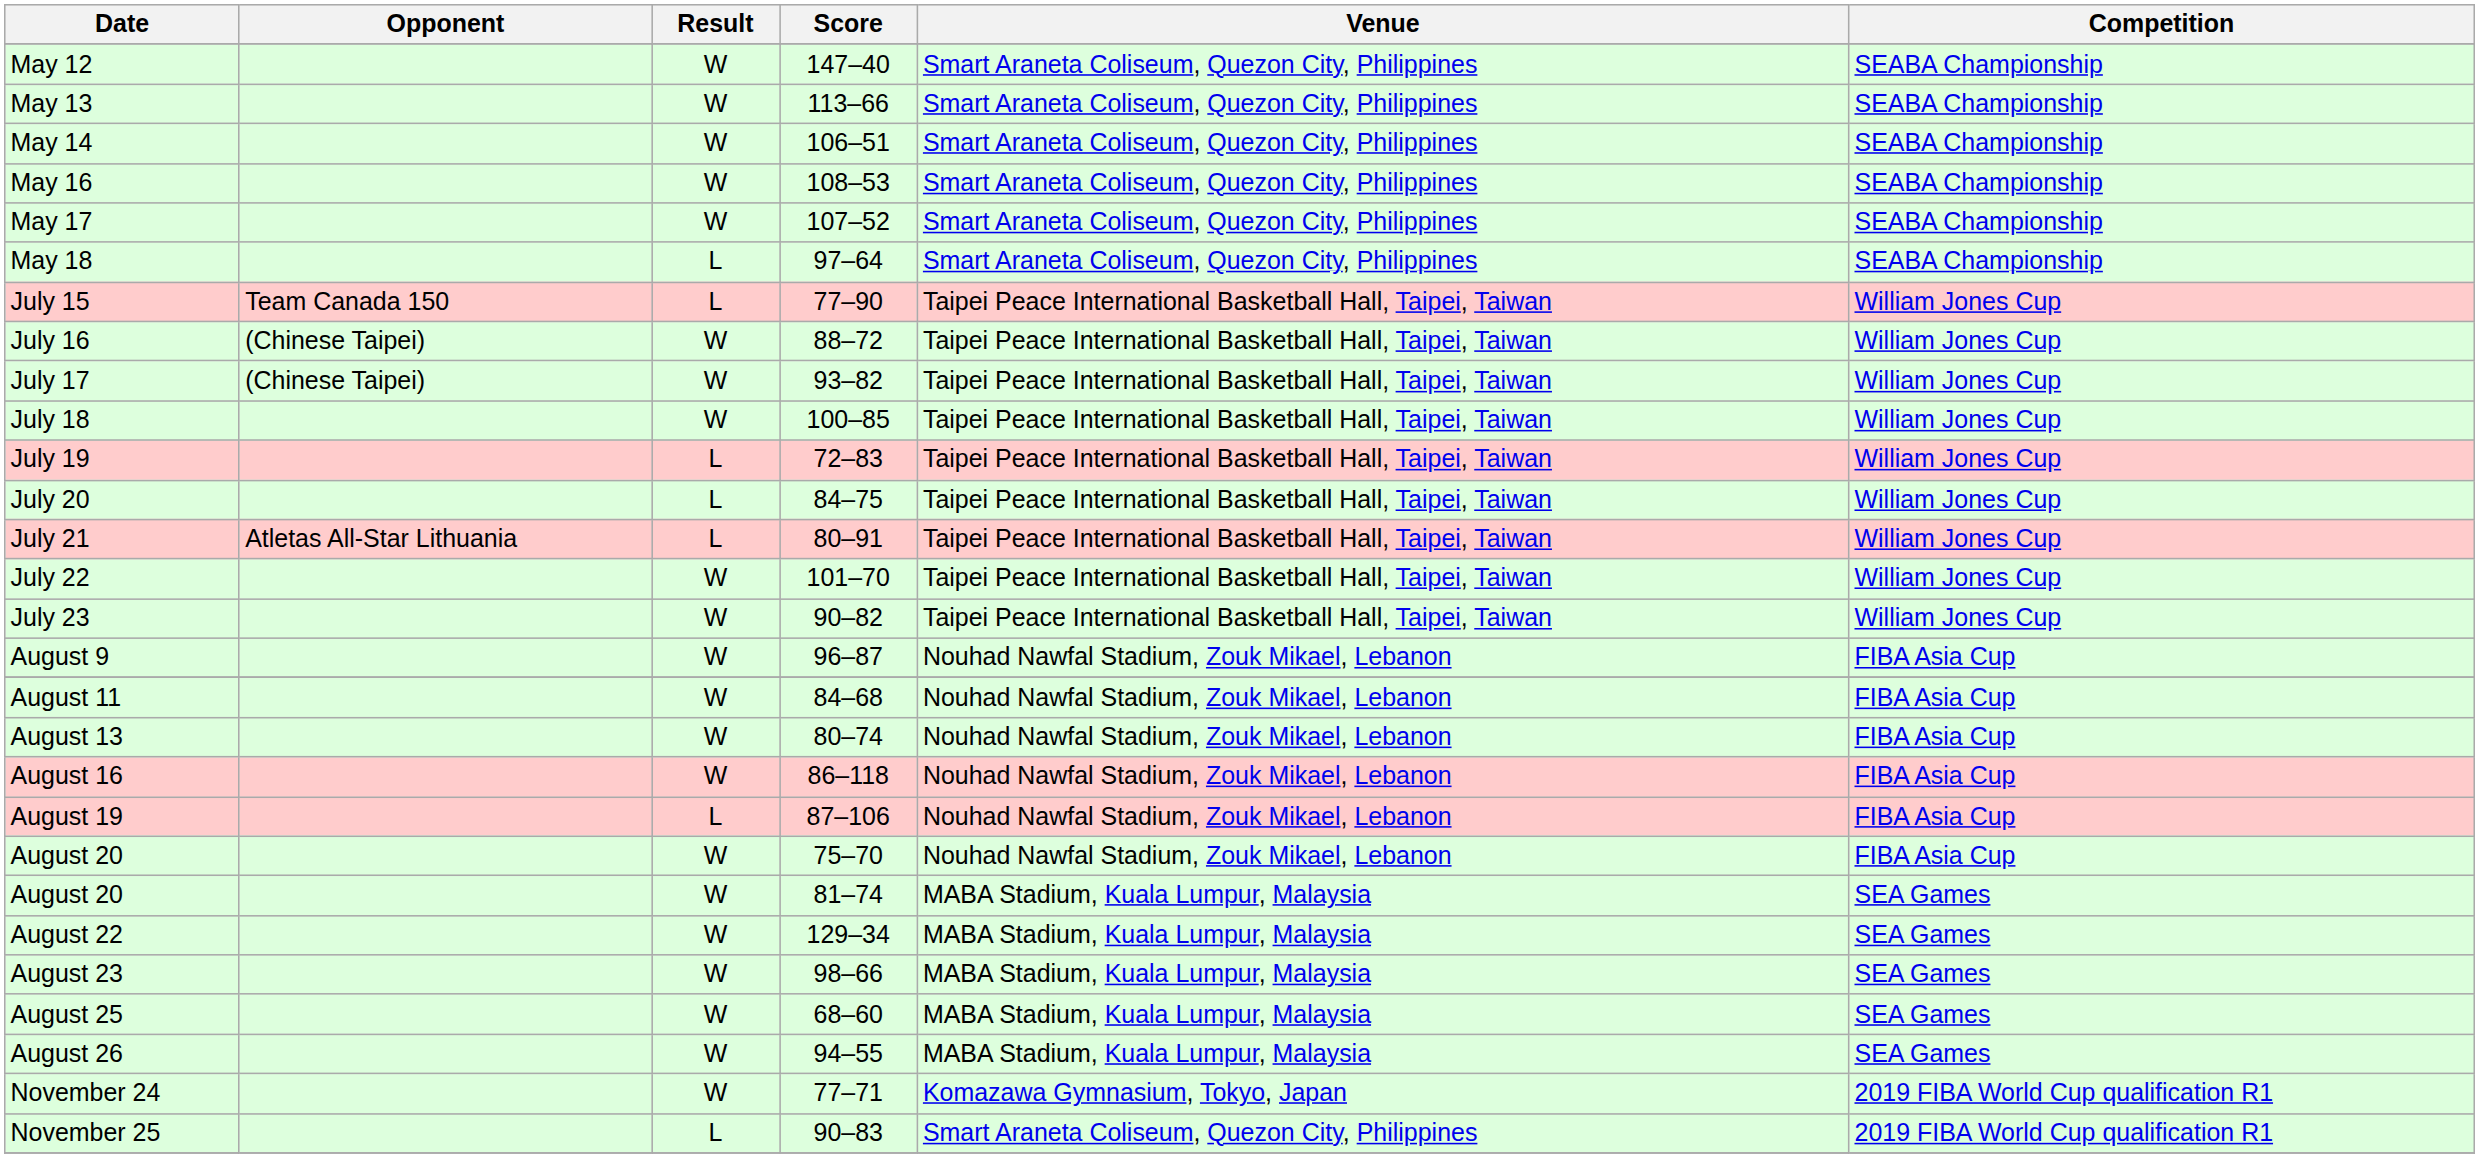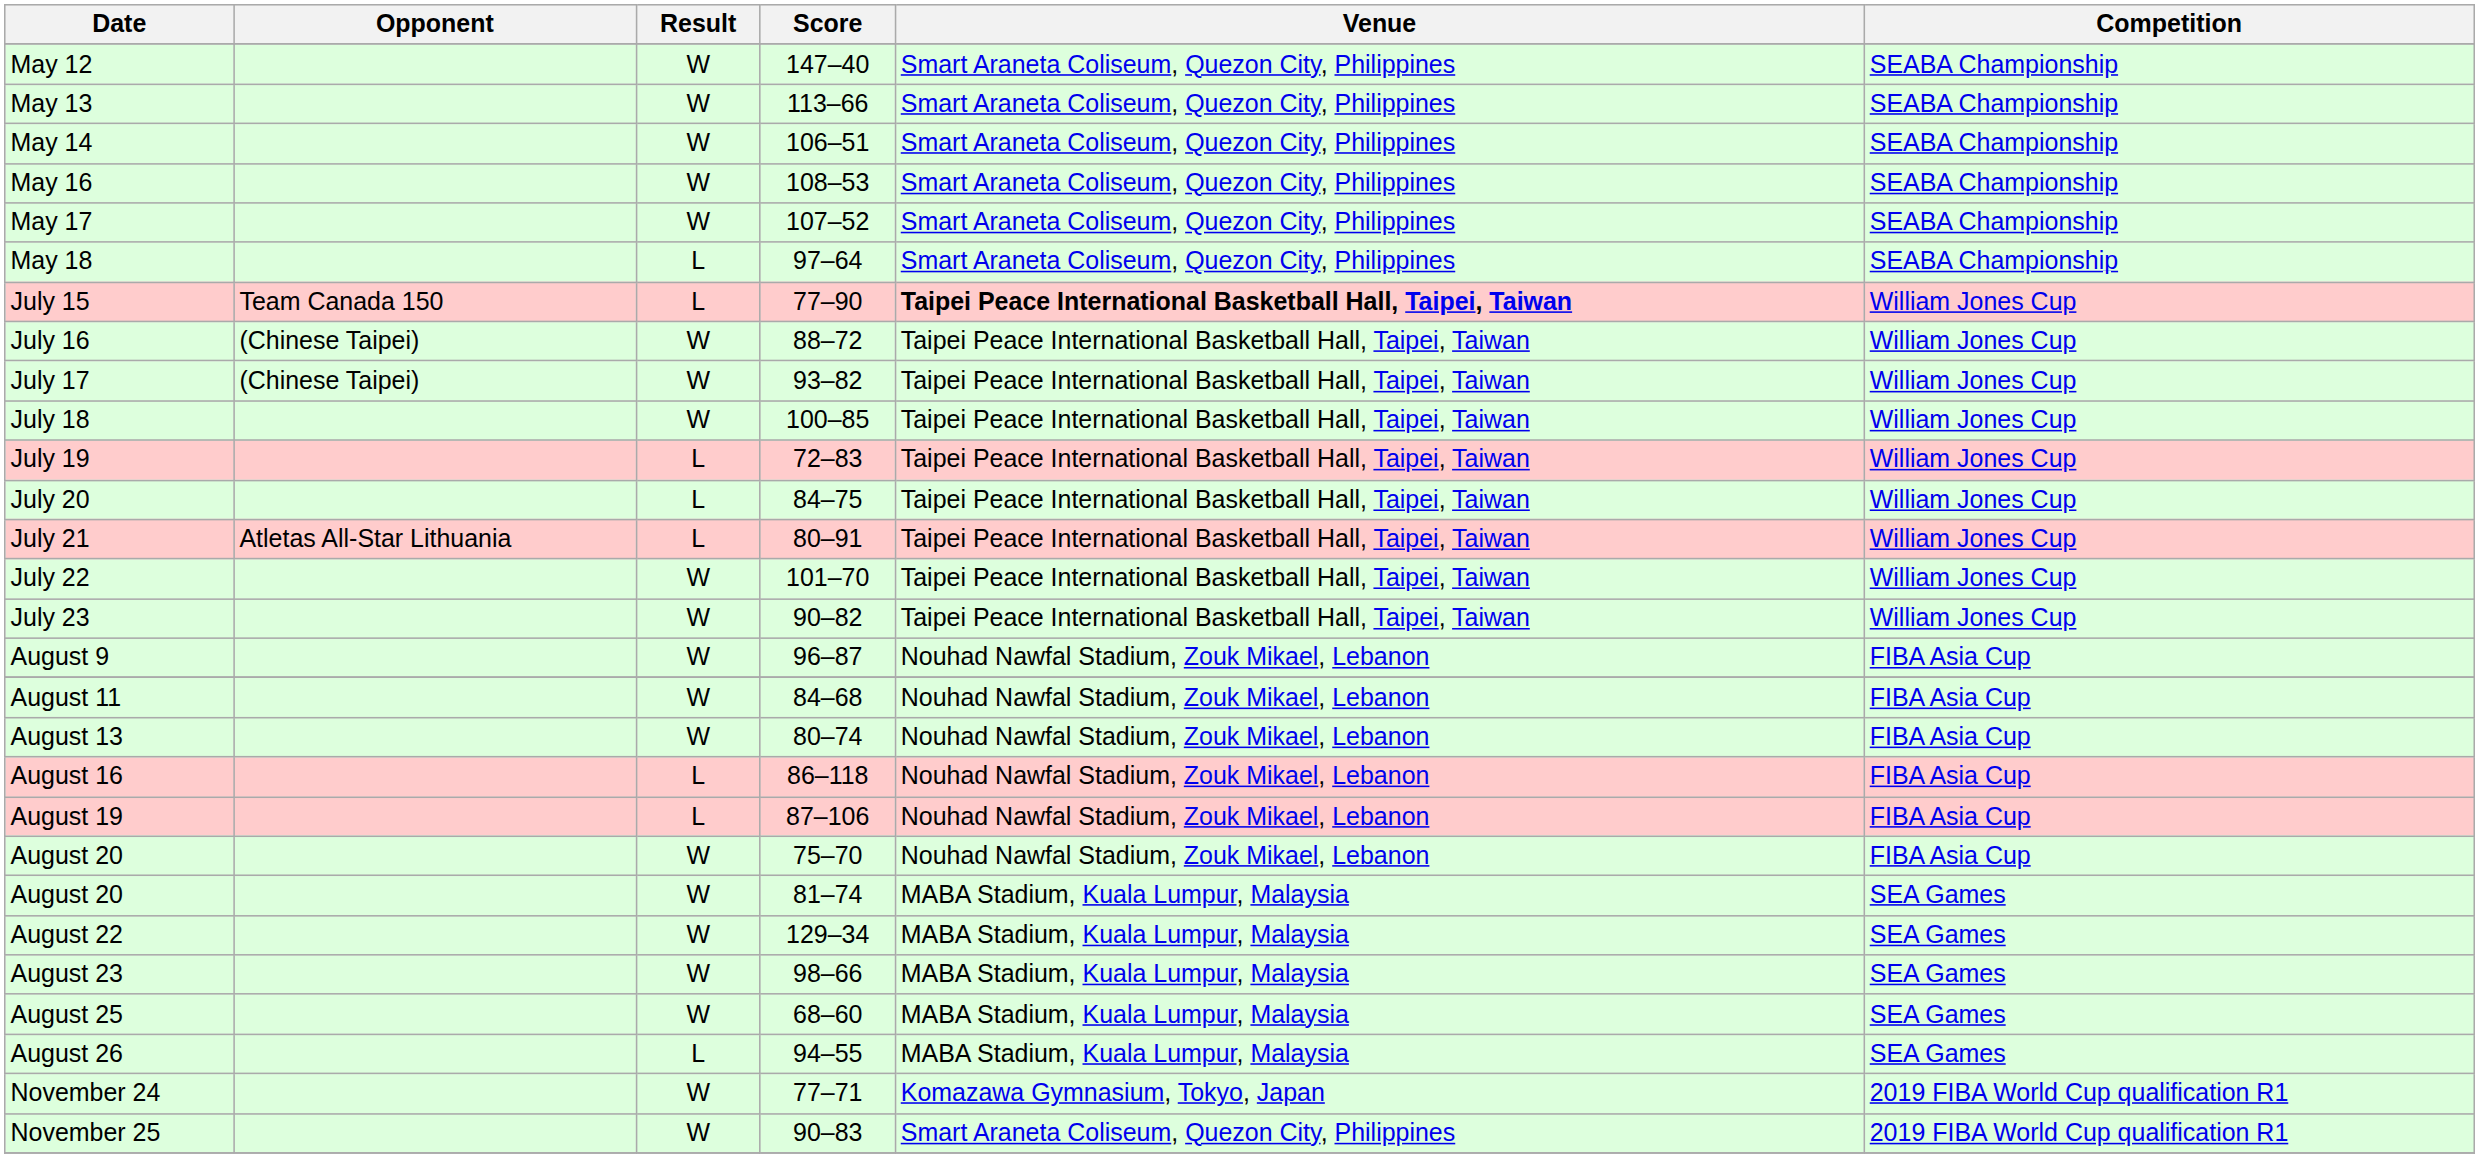(1237, 301) normal -> (1236, 301) bold
(715, 776) W -> (698, 776) L
(715, 1053) W -> (698, 1053) L
(715, 1132) L -> (698, 1132) W
